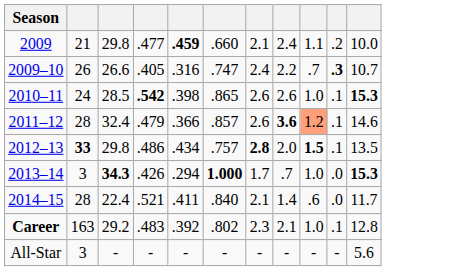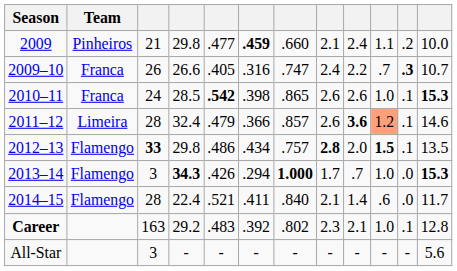+ column: (102, 17)
